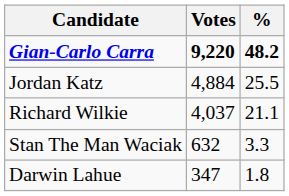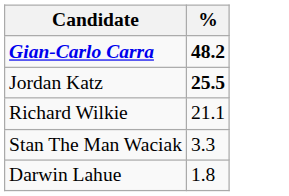- column: (213, 20)
(262, 82) normal -> (208, 82) bold
